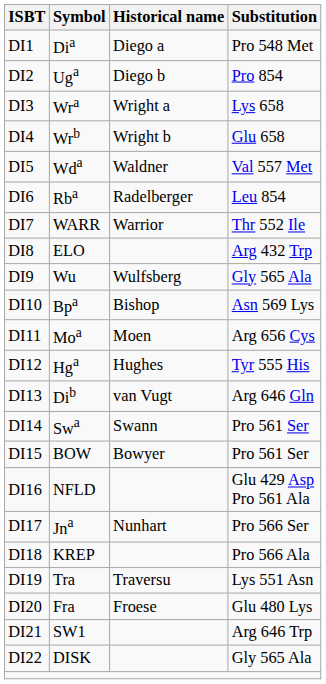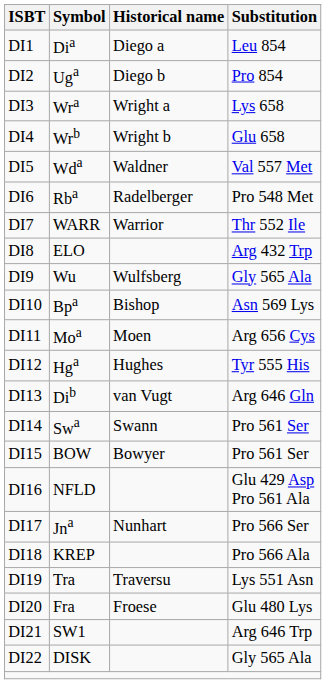(272, 45) Pro 548 Met -> (259, 45) Leu 854
(259, 197) Leu 854 -> (272, 197) Pro 548 Met
